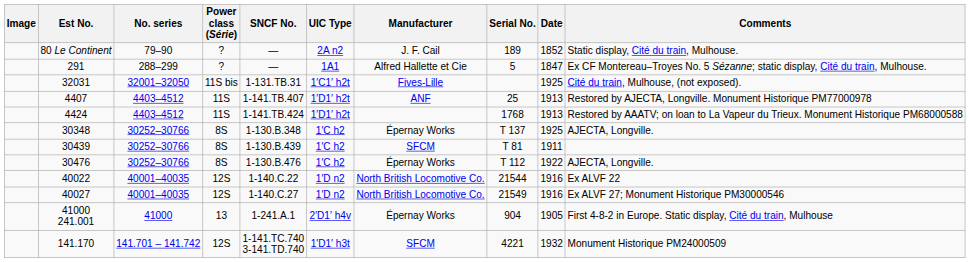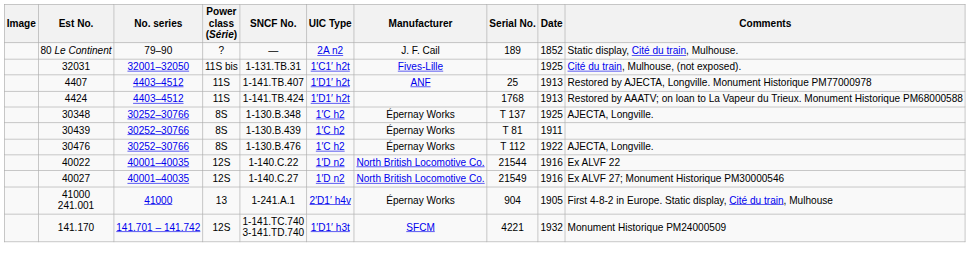- row: (76, 67)
(421, 147) SFCM -> (421, 131) Épernay Works
